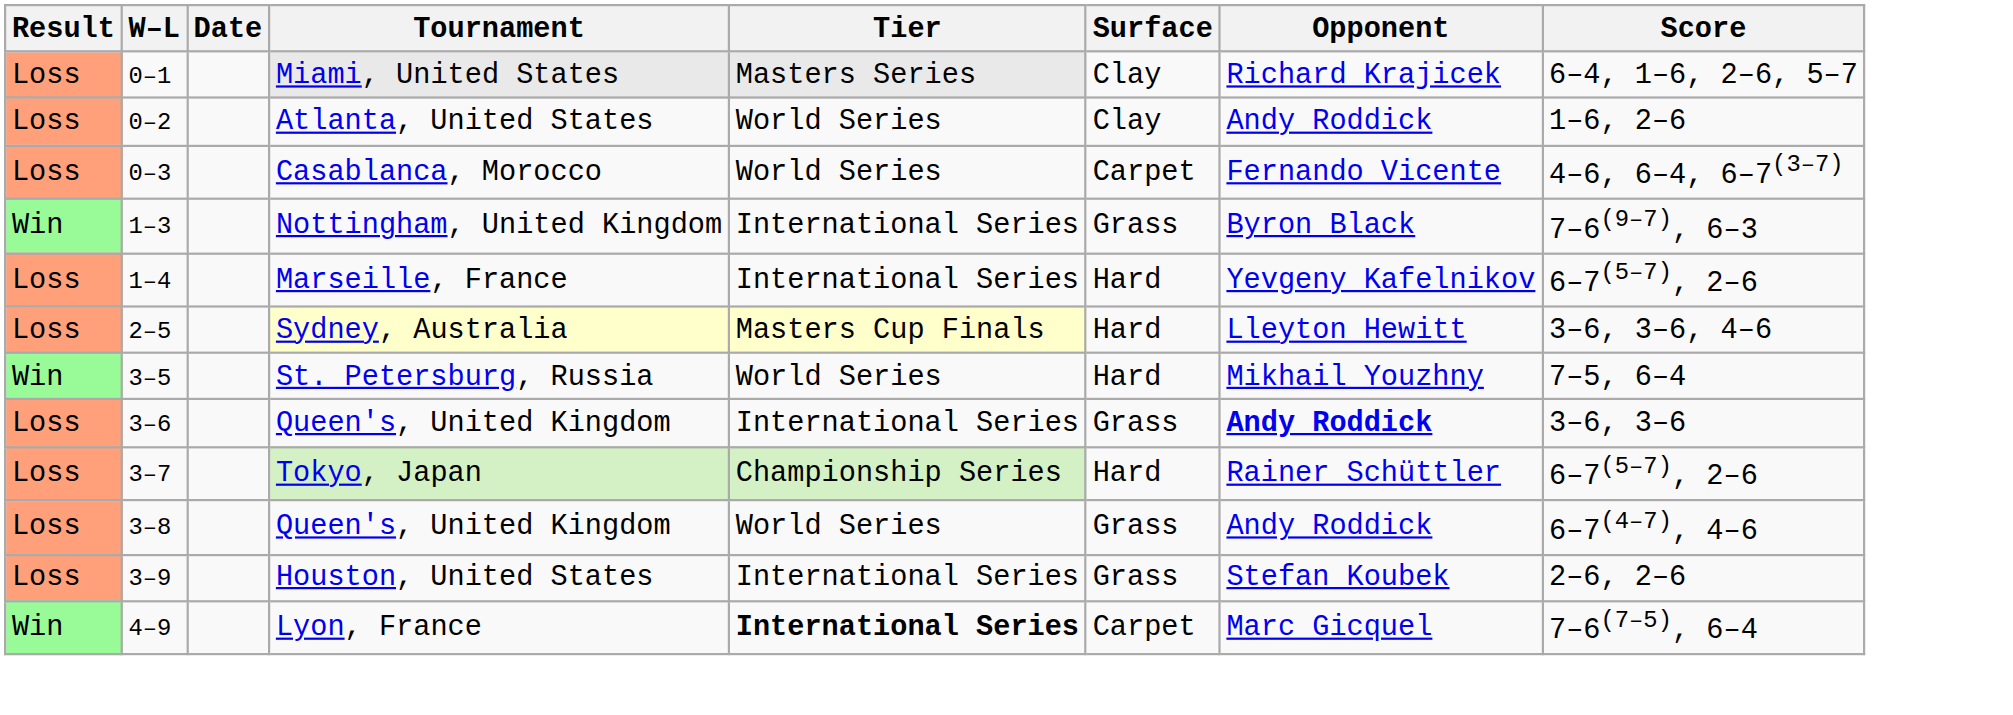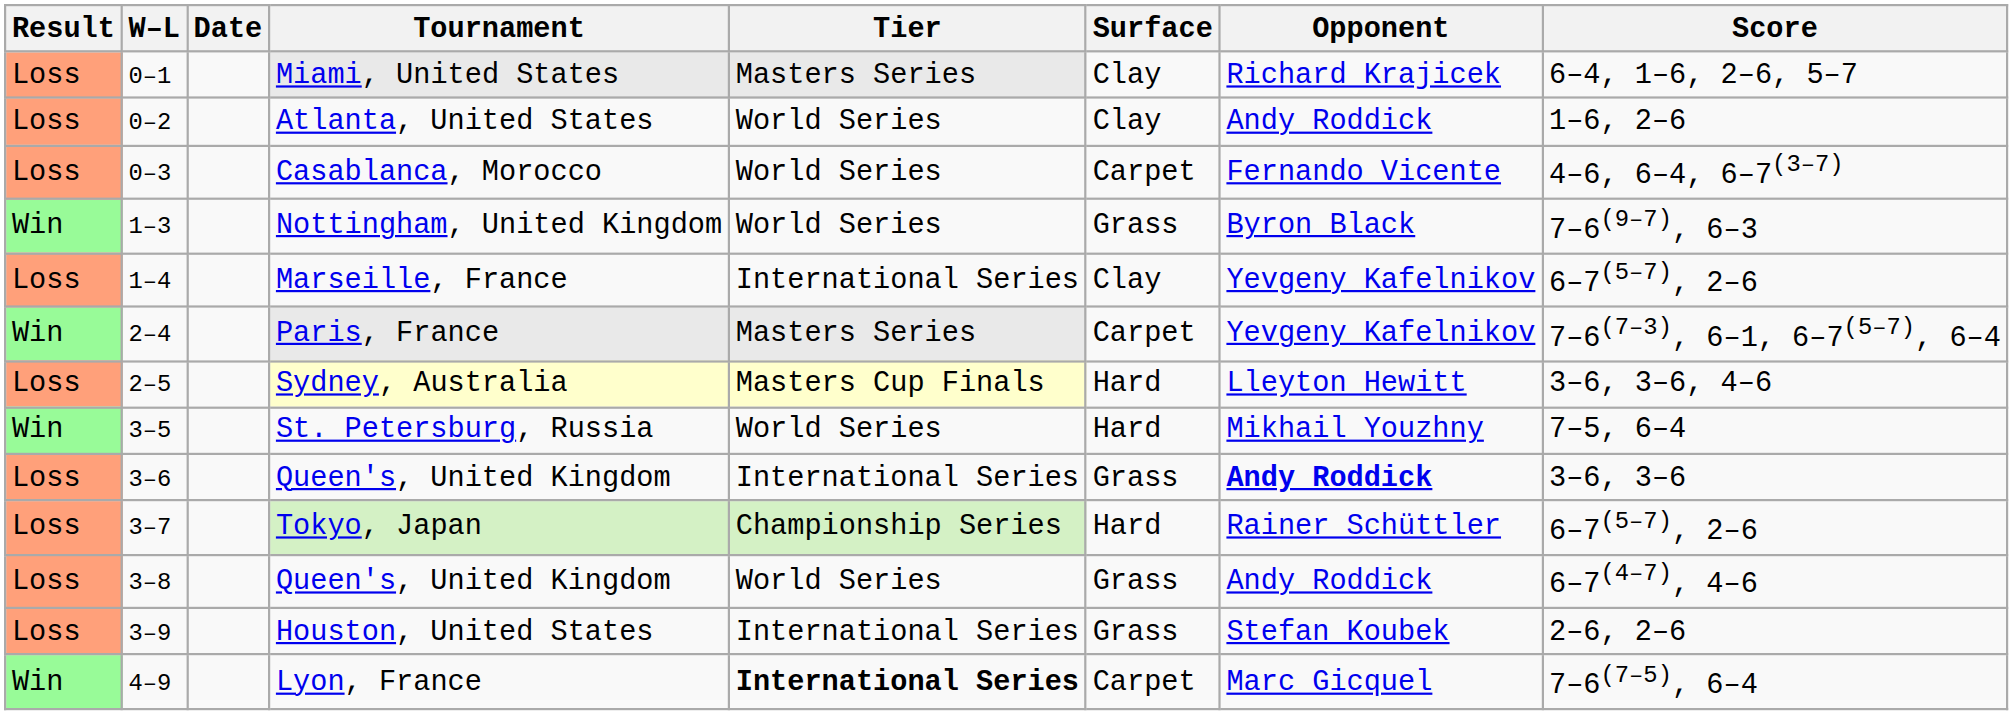(907, 226) International Series -> (839, 226) World Series
(1127, 280) Hard -> (1127, 280) Clay
+ row: (150, 335)
